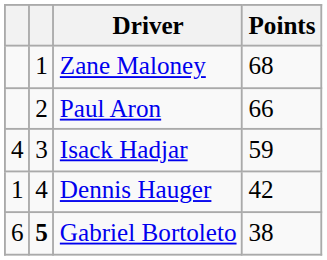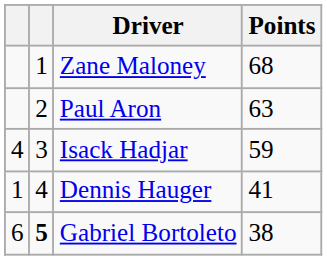(261, 107) 66 -> (261, 107) 63
(261, 190) 42 -> (261, 190) 41
